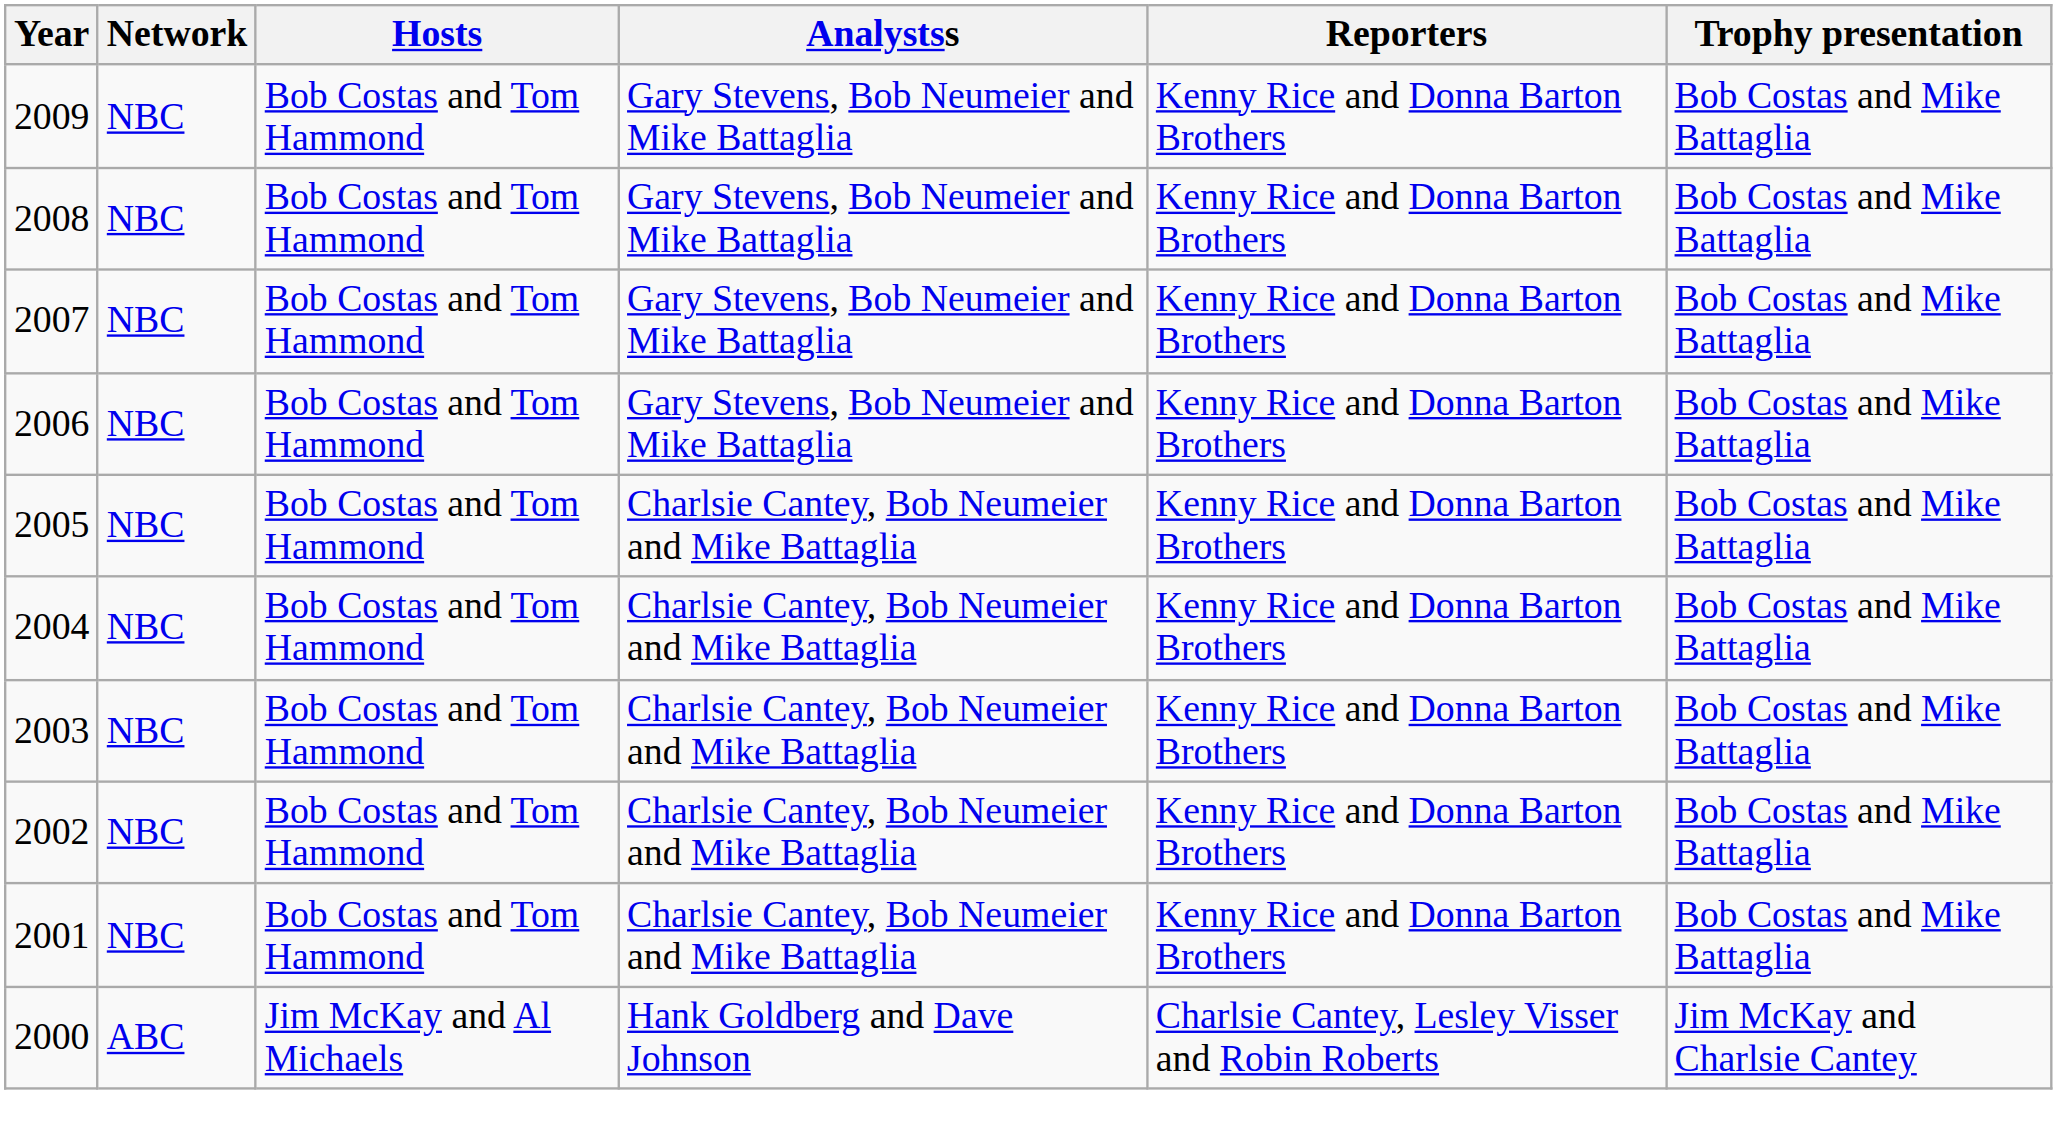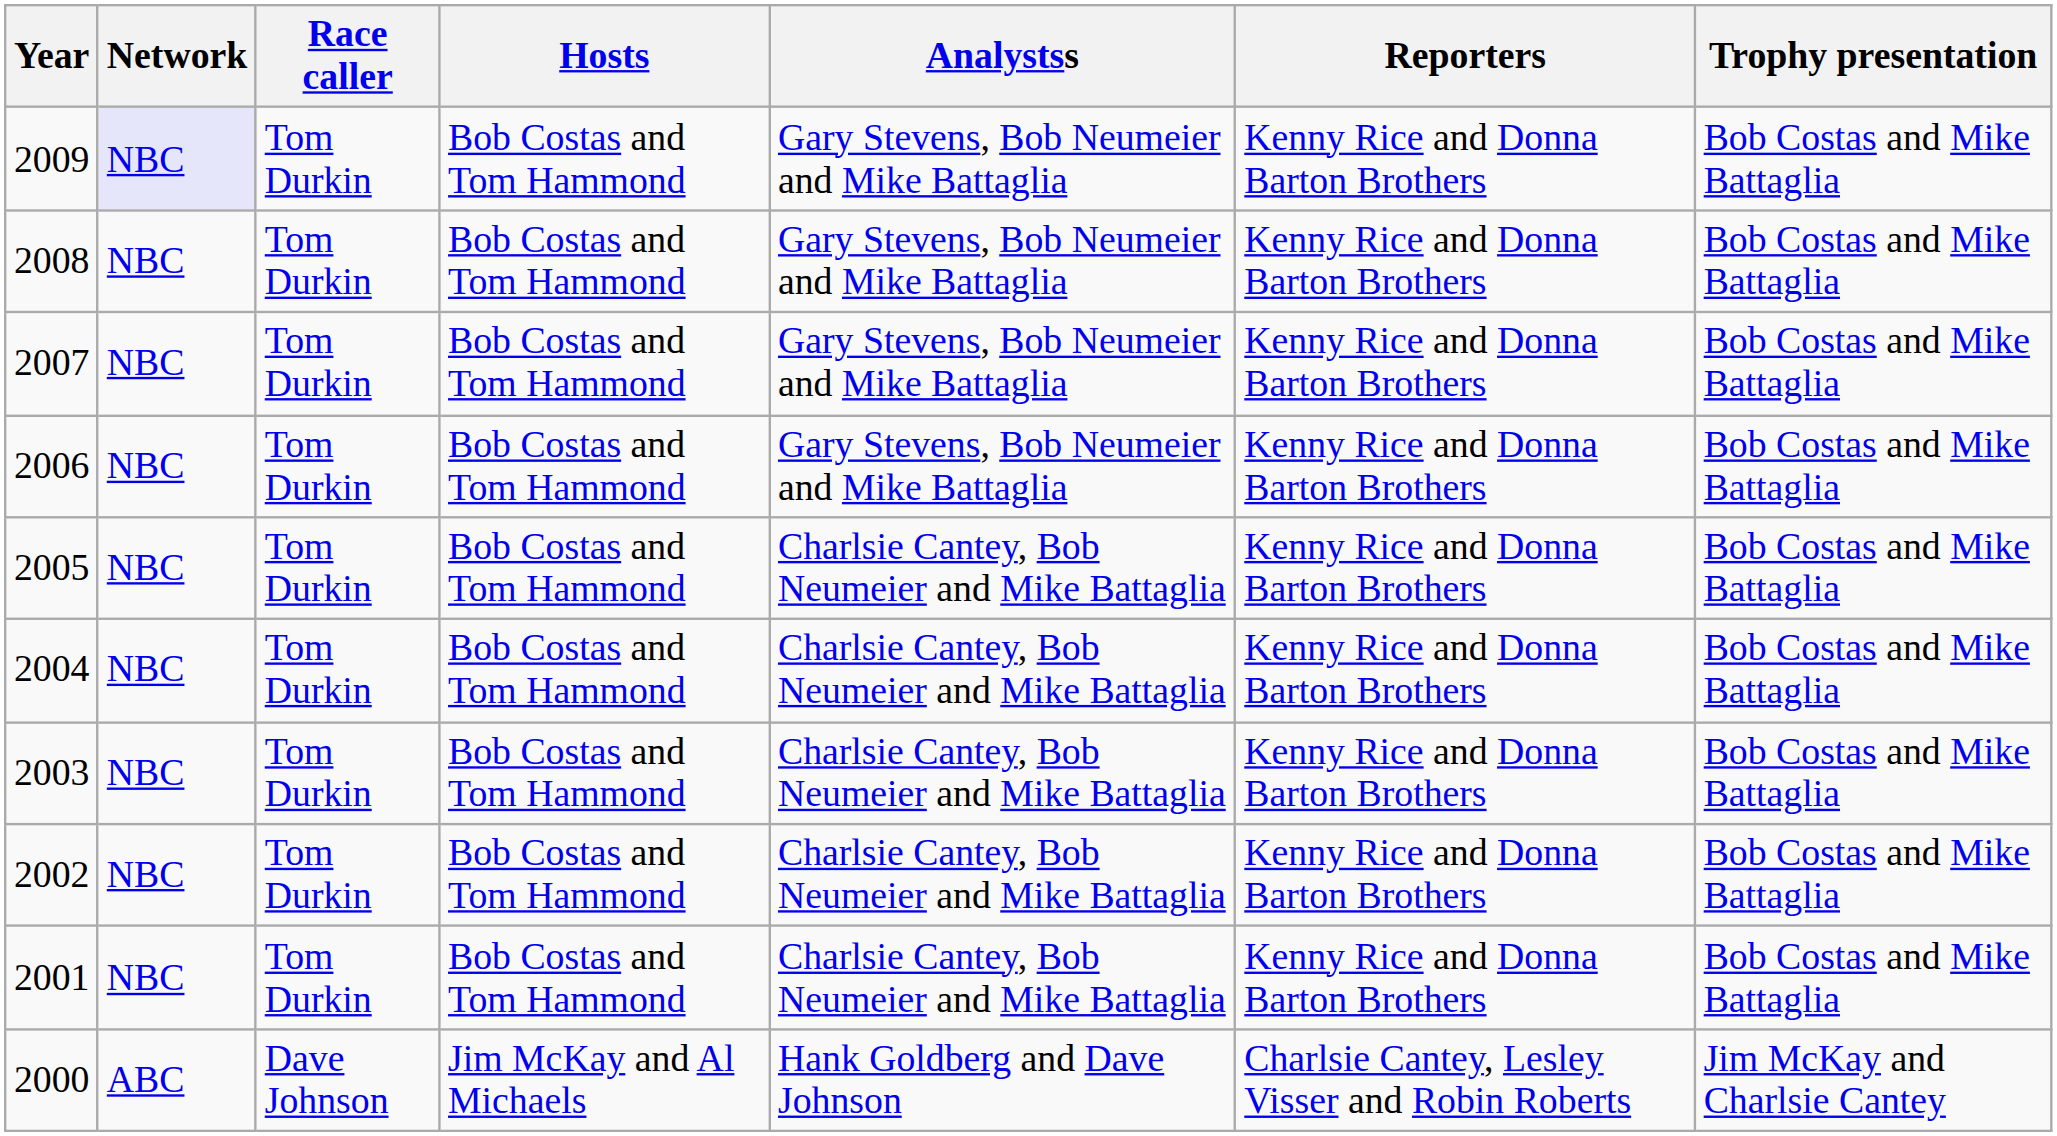+ column: (348, 55)
(146, 115) no background -> (146, 158) lavender background
